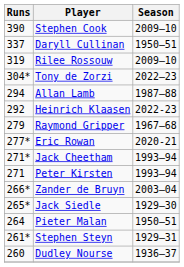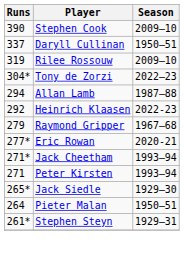- row: (80, 190)
- row: (74, 254)
